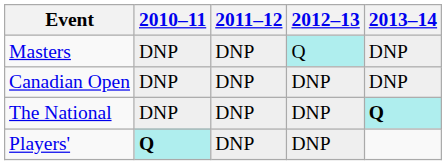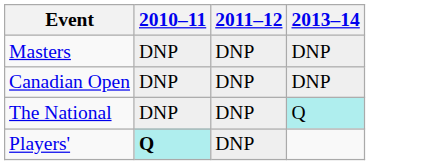- column: (326, 19)
(376, 112) bold -> (299, 112) normal
